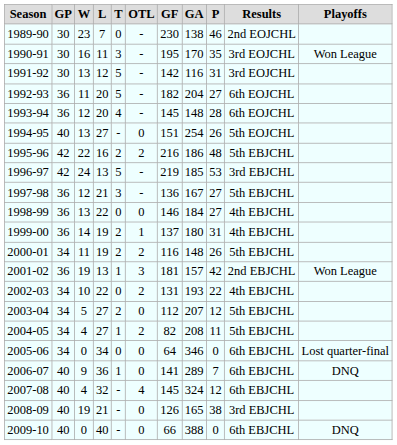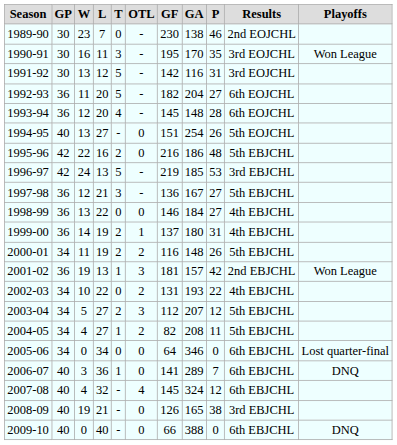(141, 152) 2 -> (141, 152) 0
(141, 311) 0 -> (141, 311) 3
(84, 370) 9 -> (84, 370) 3
